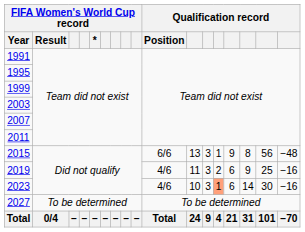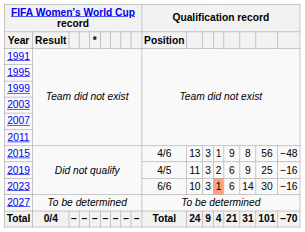(164, 154) 6/6 -> (164, 154) 4/6
(164, 170) 4/6 -> (164, 170) 4/5
(164, 186) 4/6 -> (164, 186) 6/6
